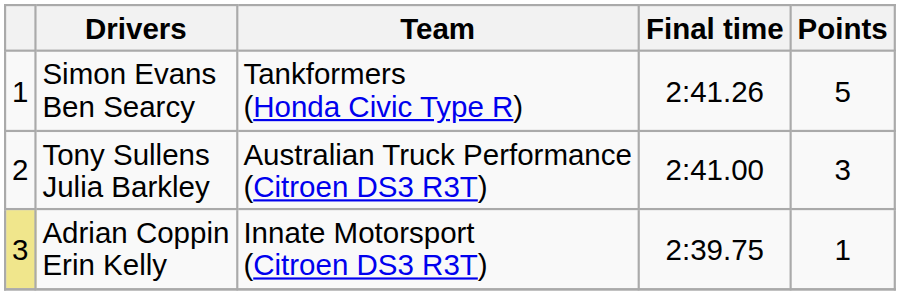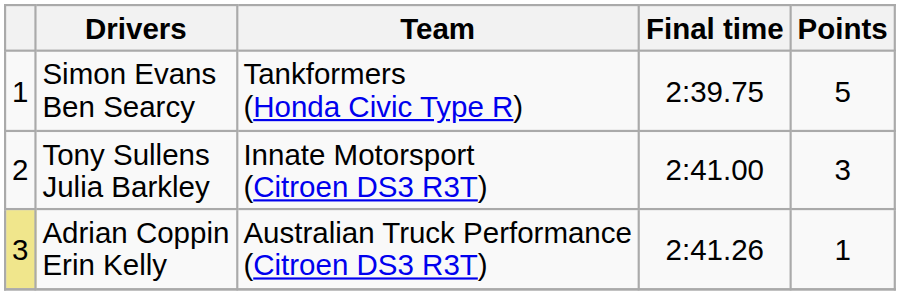(715, 91) 2:41.26 -> (715, 91) 2:39.75
(438, 170) Australian Truck Performance (Citroen DS3 R3T) -> (366, 170) Innate Motorsport (Citroen DS3 R3T)
(366, 249) Innate Motorsport (Citroen DS3 R3T) -> (438, 249) Australian Truck Performance (Citroen DS3 R3T)
(715, 249) 2:39.75 -> (715, 249) 2:41.26
